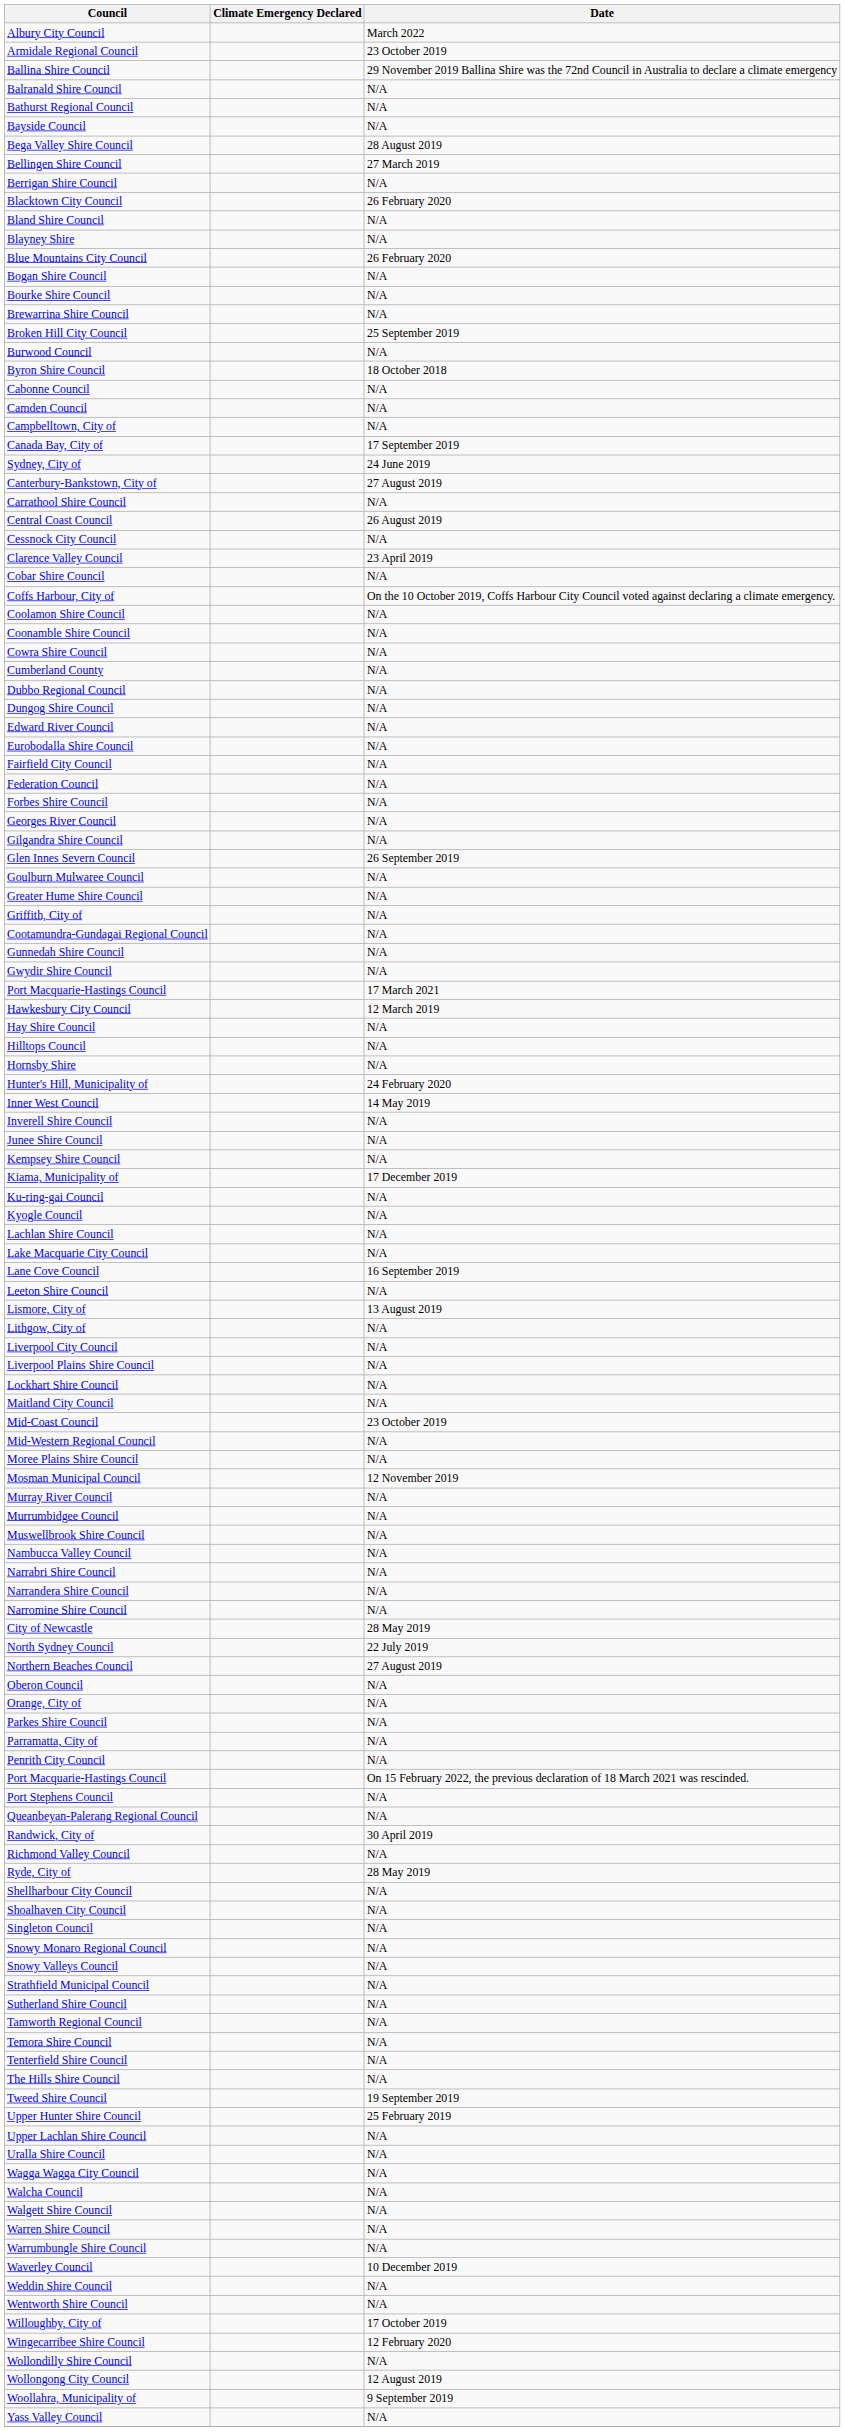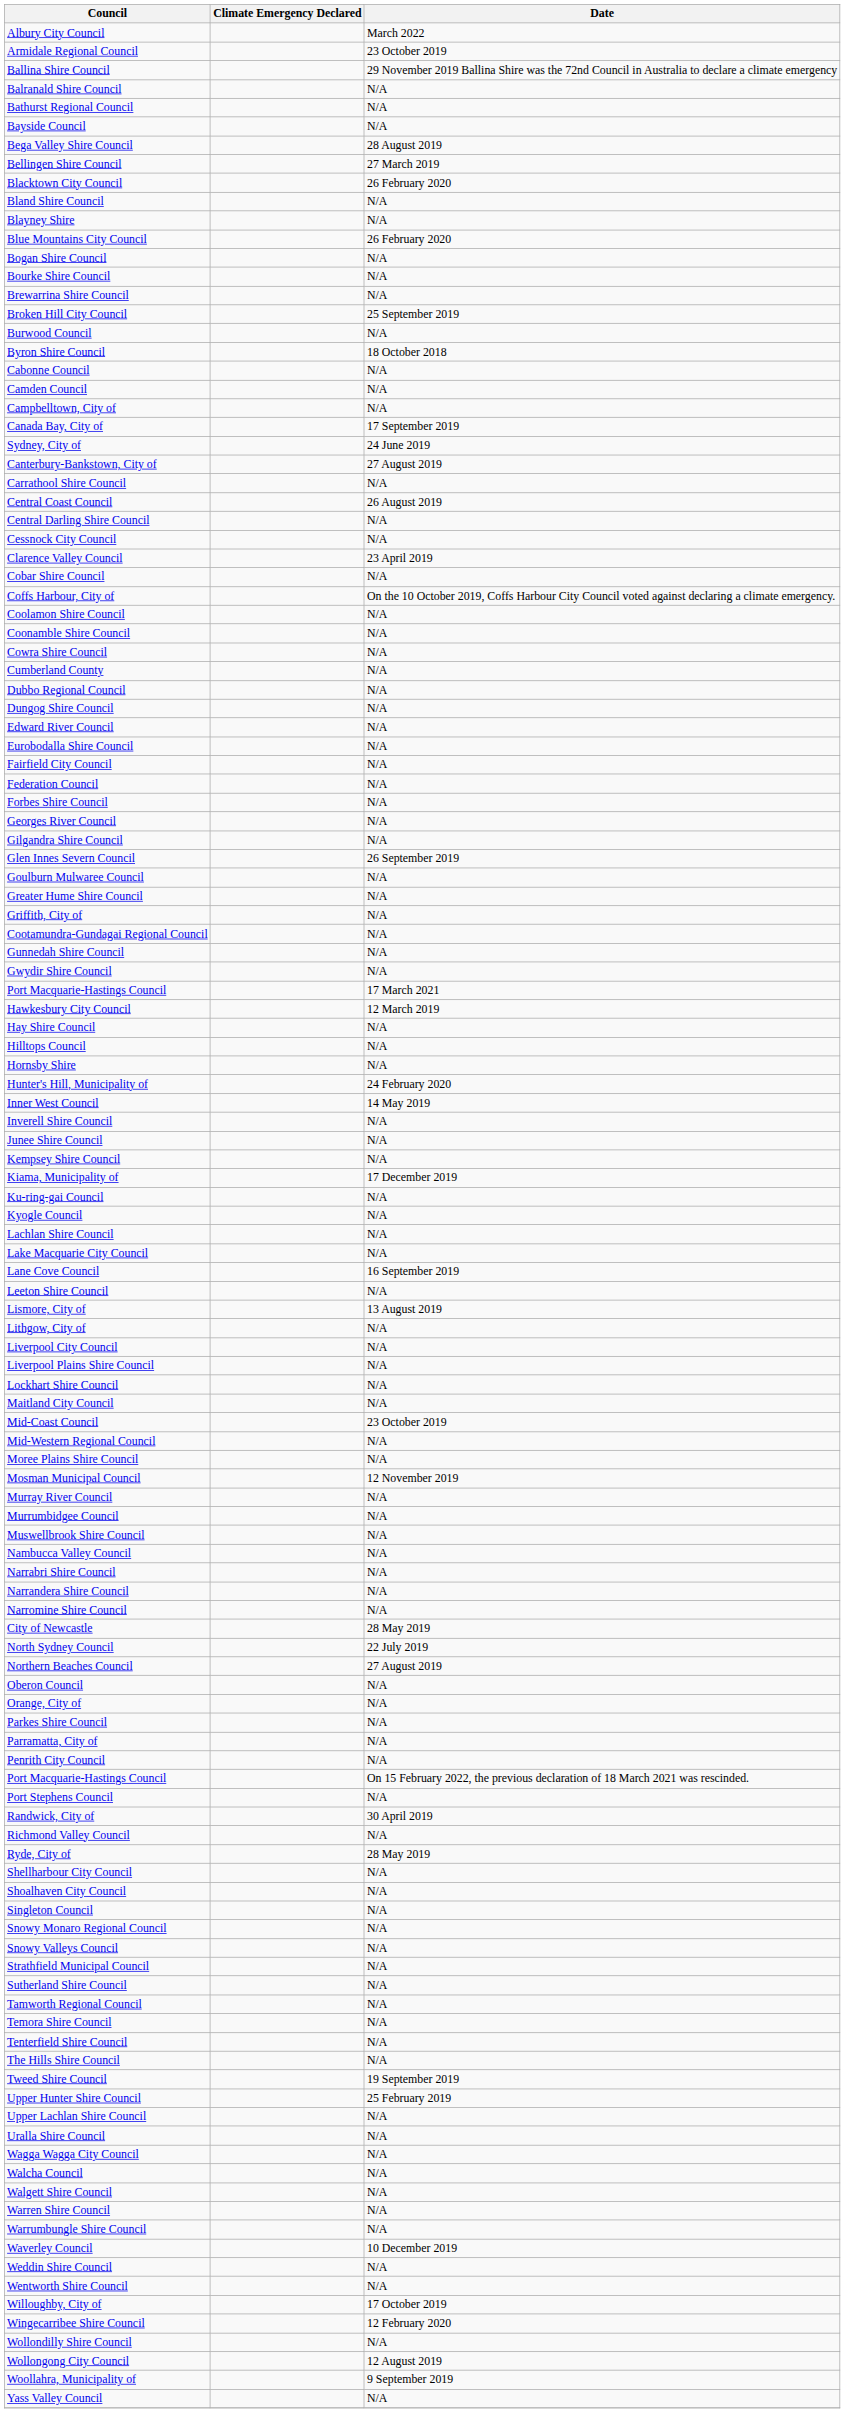- row: (62, 182)
+ row: (78, 520)
- row: (102, 1816)
